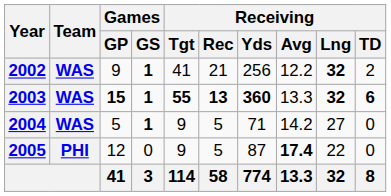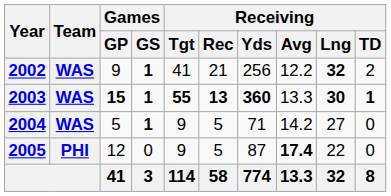(336, 97) 32 -> (336, 97) 30
(370, 97) 6 -> (370, 97) 1
